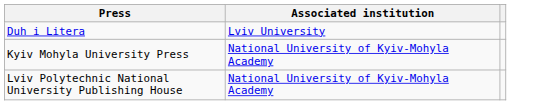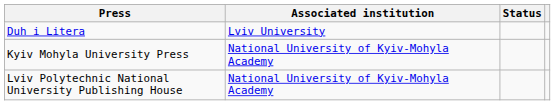+ column: (522, 13)
